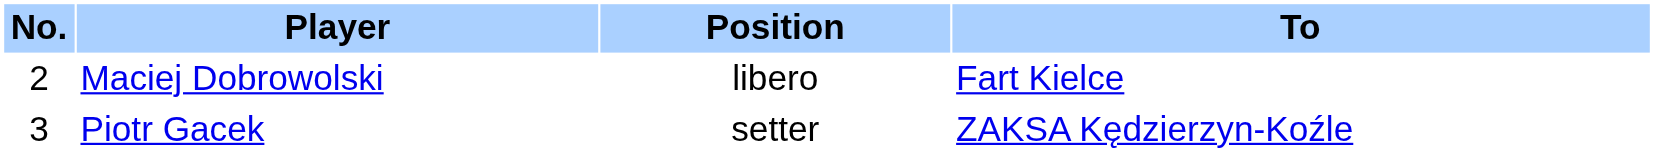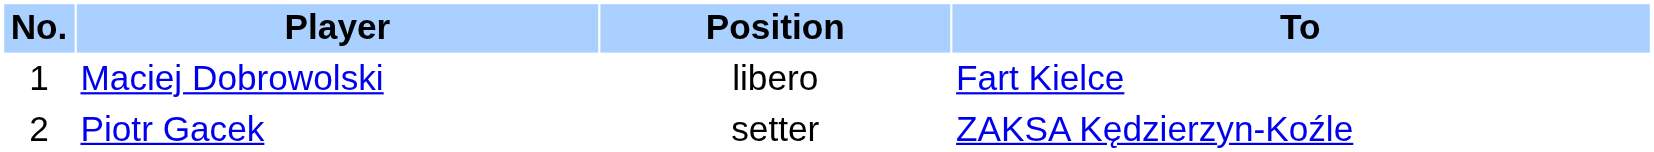(39, 78) 2 -> (39, 78) 1
(39, 128) 3 -> (39, 128) 2
